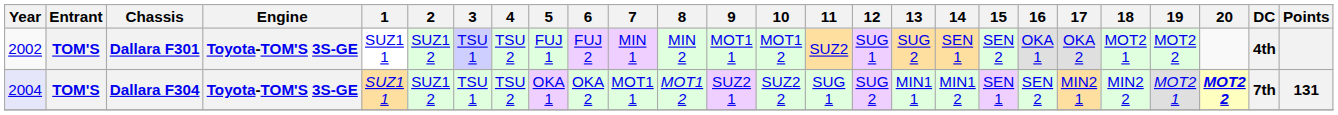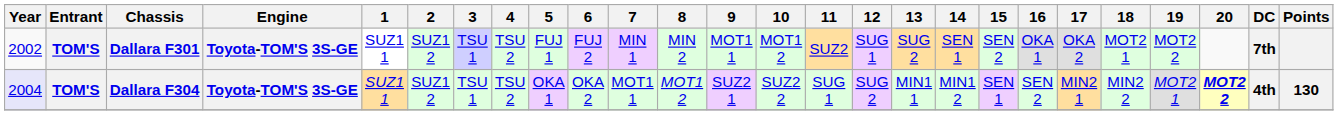(1264, 49) 4th -> (1264, 49) 7th
(1264, 89) 7th -> (1264, 89) 4th
(1306, 89) 131 -> (1306, 89) 130
